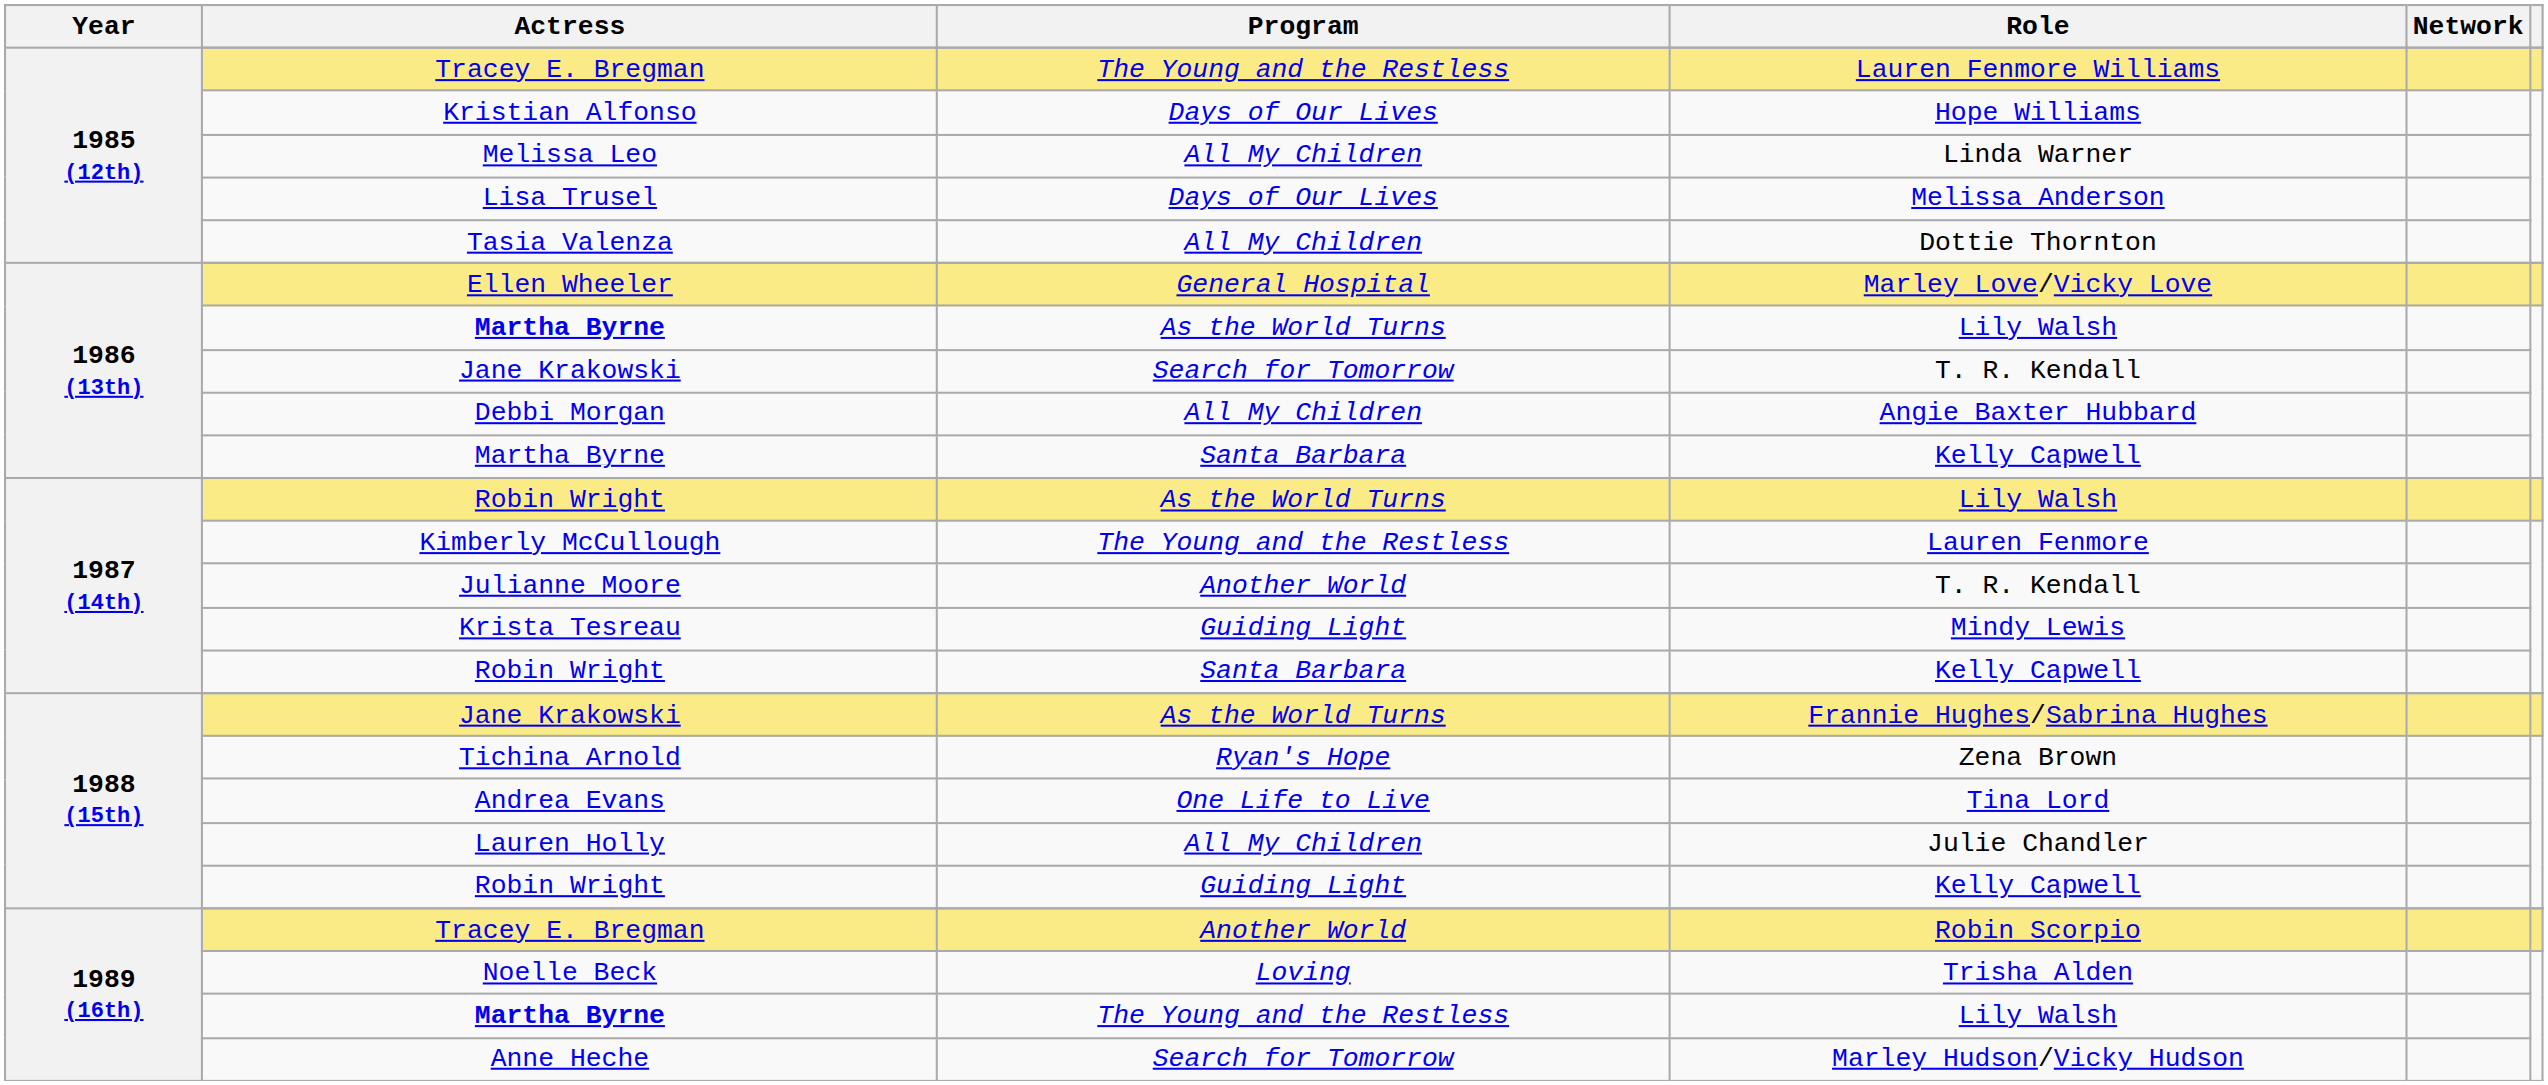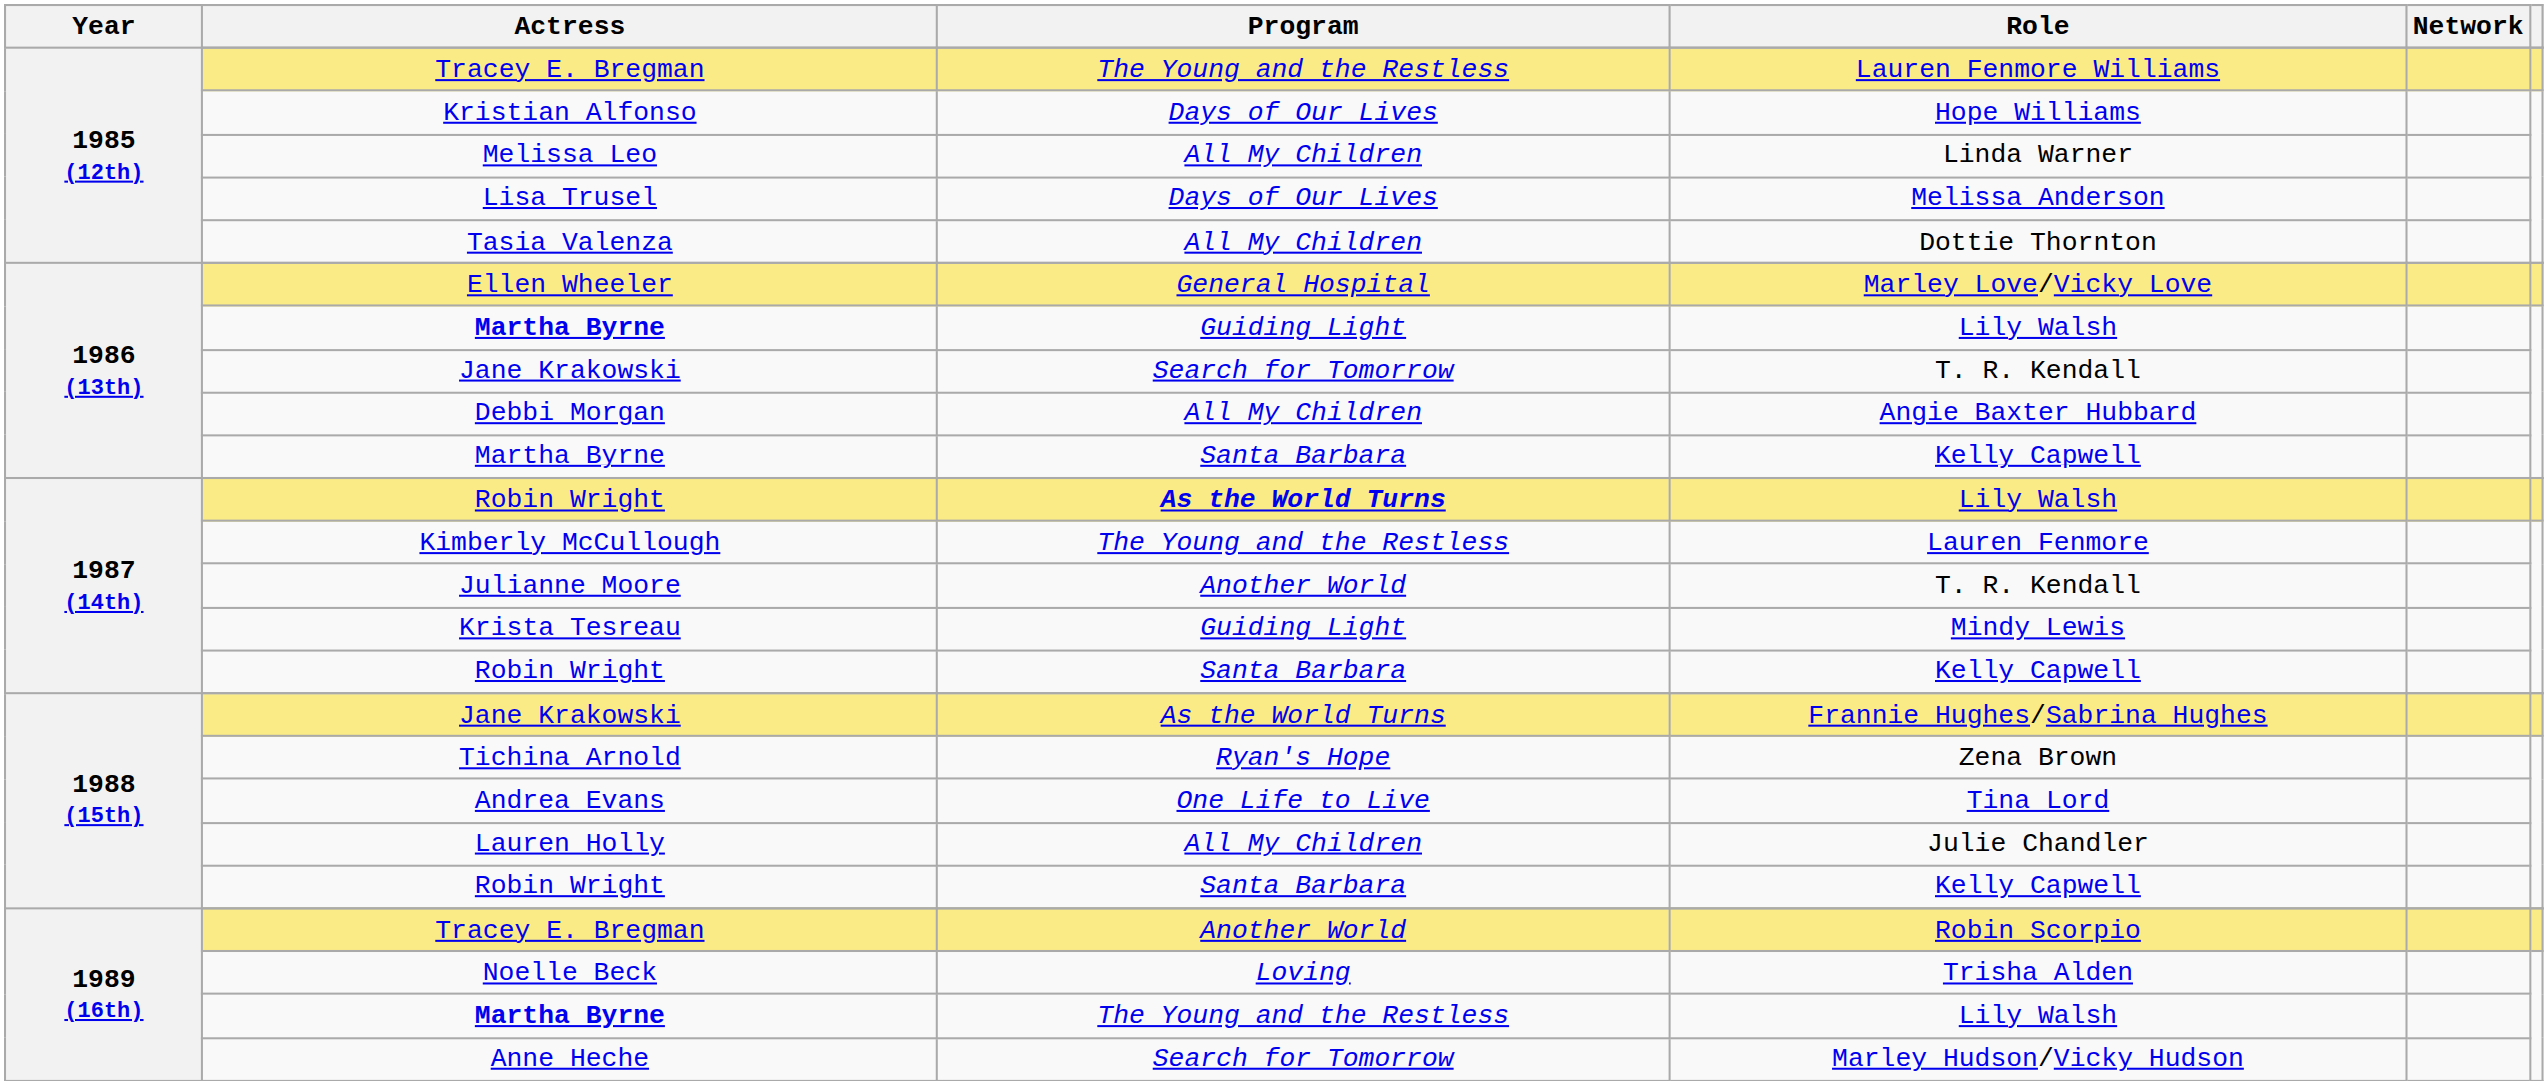(1303, 328) As the World Turns -> (1303, 328) Guiding Light
(1303, 500) normal -> (1303, 500) bold
(1303, 887) Guiding Light -> (1303, 887) Santa Barbara
